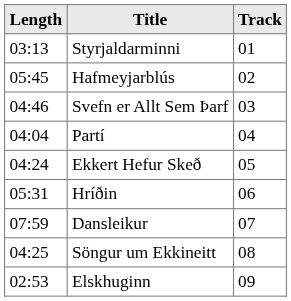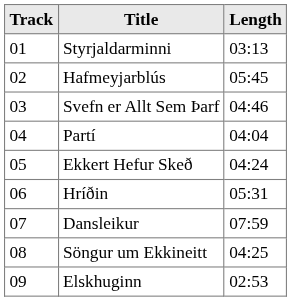columns swapped: (260, 19) <-> (36, 19)
